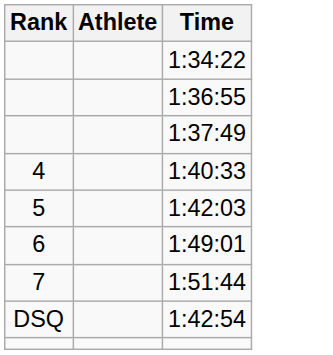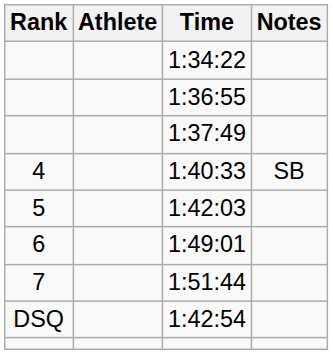+ column: (289, 23)
